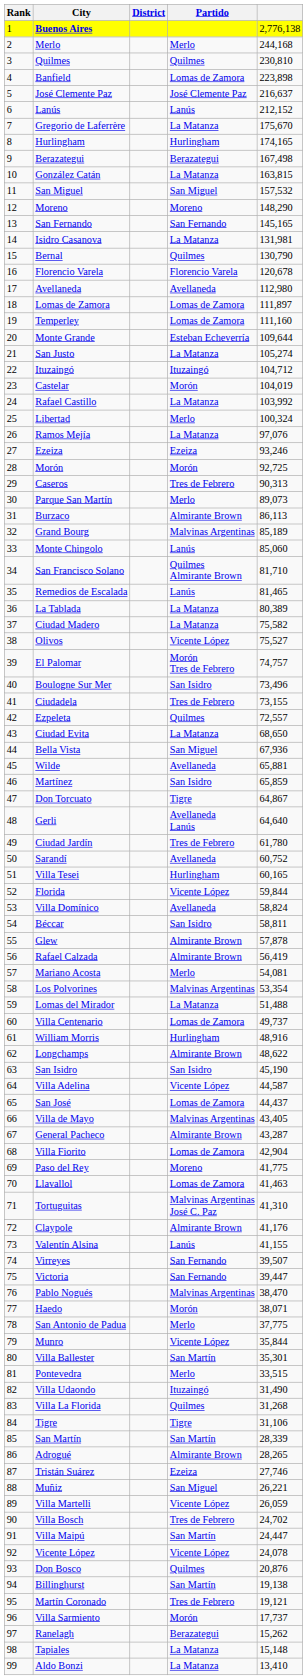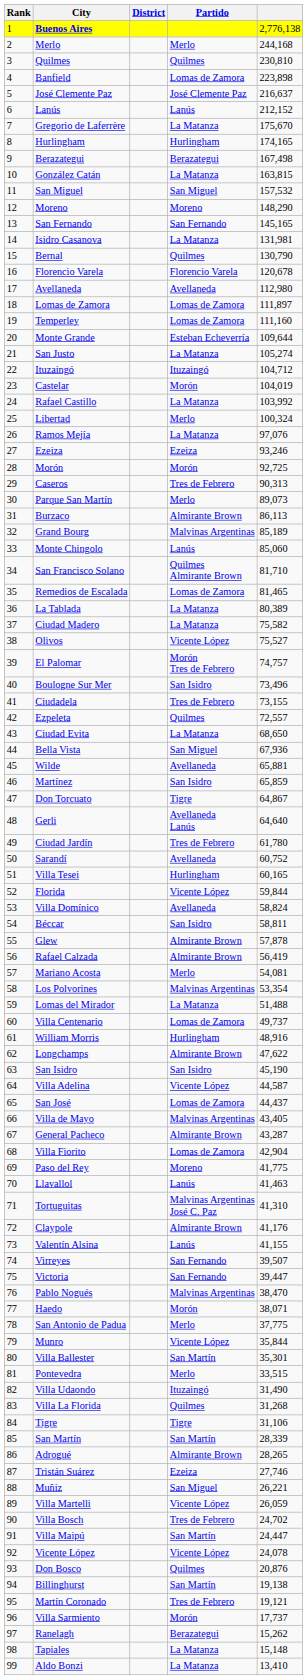(182, 592) Lanús -> (207, 592) Lomas de Zamora
(274, 1054) 48,622 -> (274, 1054) 47,622
(207, 1183) Lomas de Zamora -> (182, 1183) Lanús
